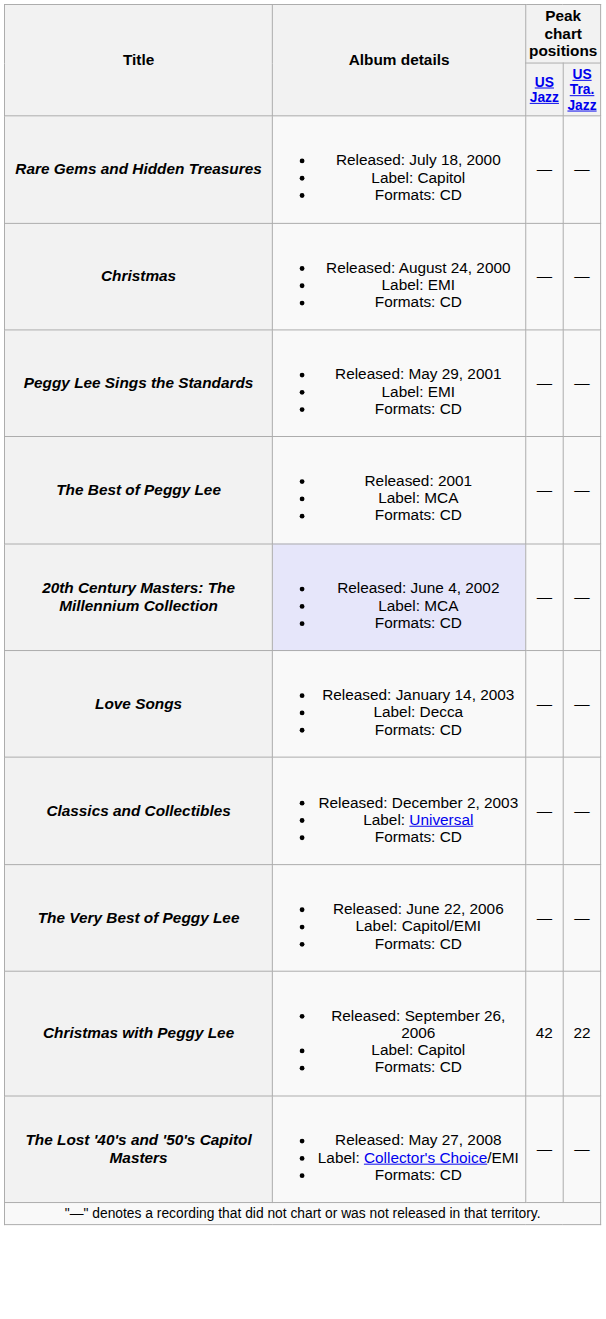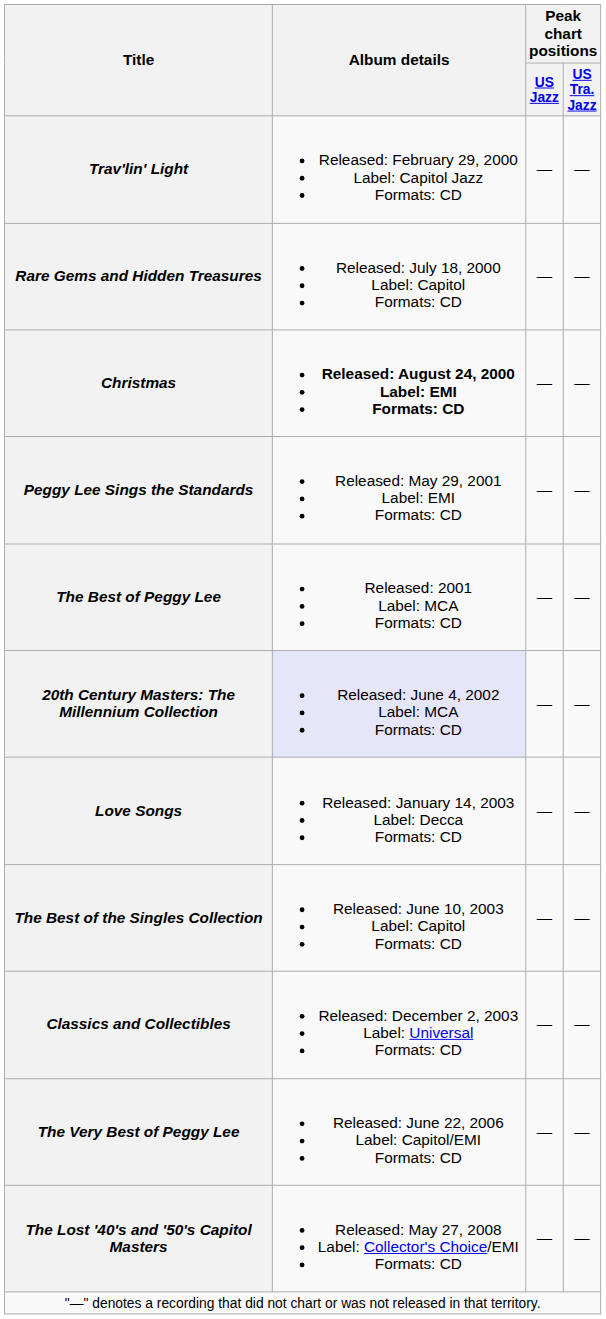+ row: (139, 169)
(399, 285) normal -> (399, 392) bold
+ row: (139, 917)
- row: (139, 1033)
